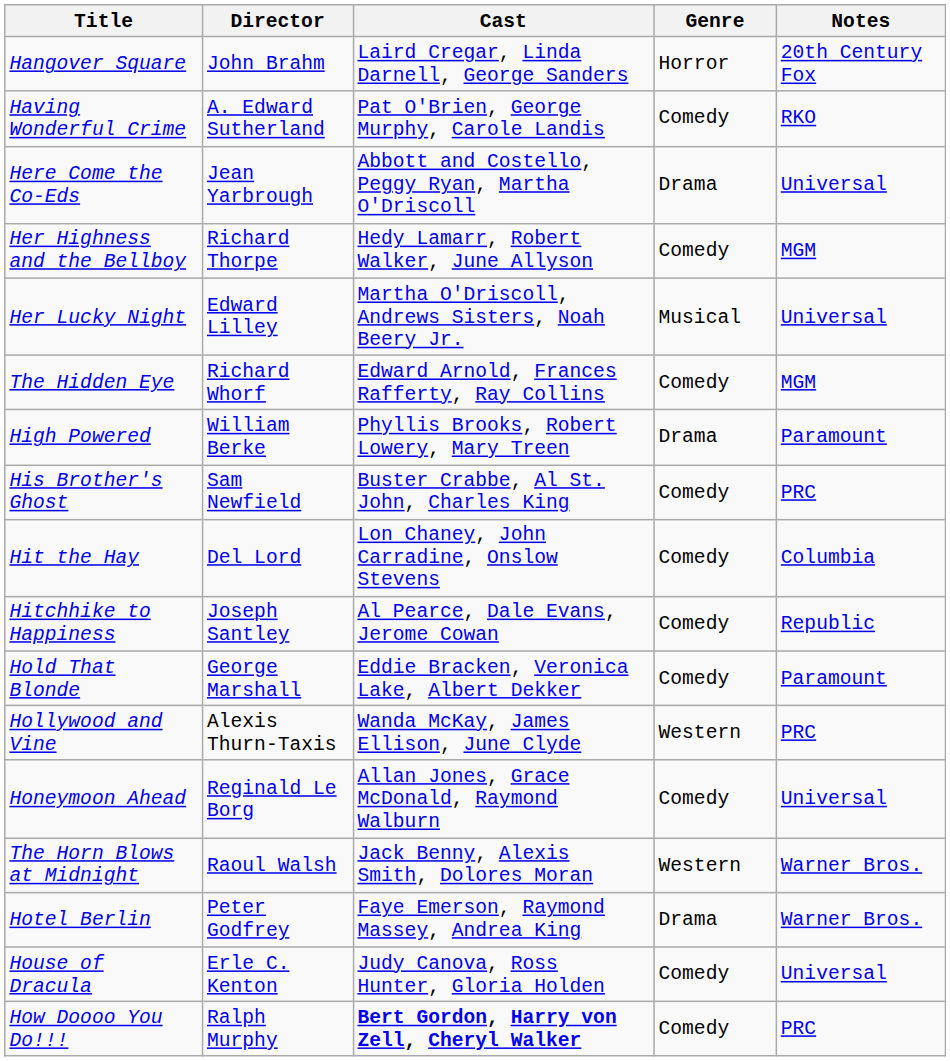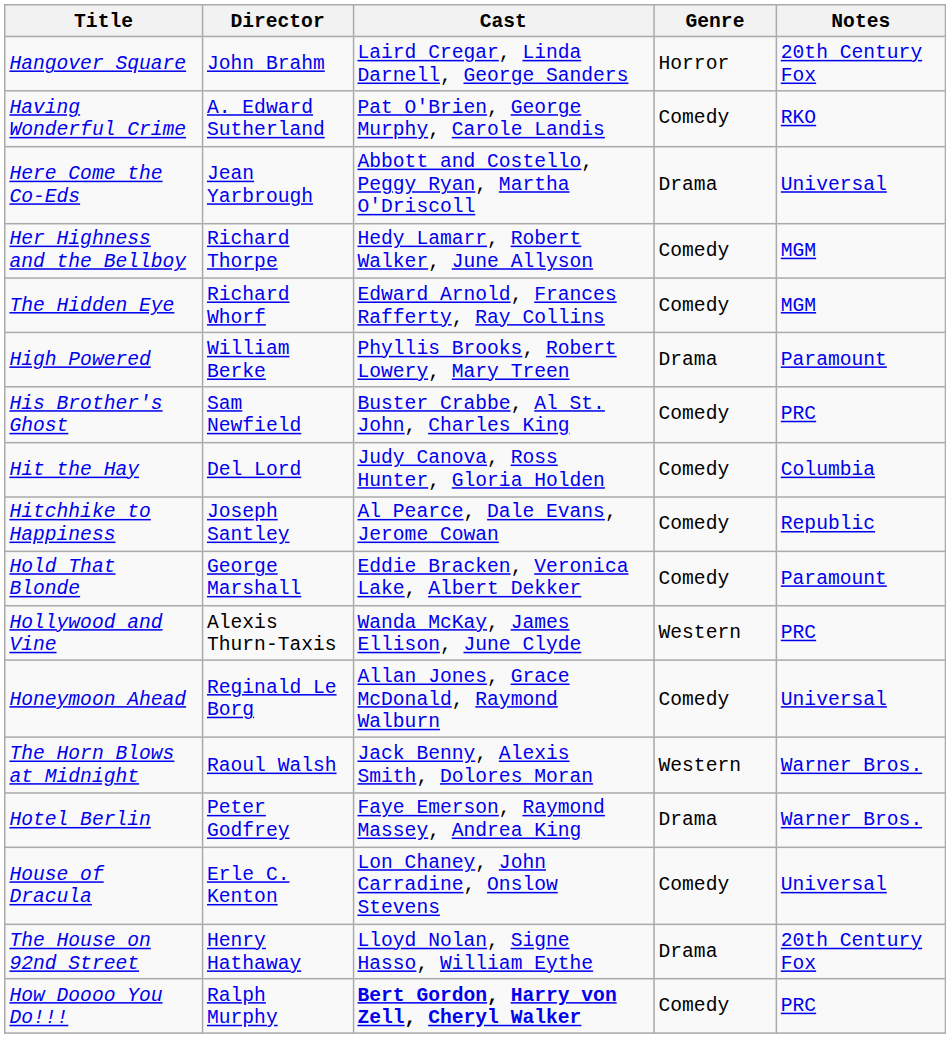- row: (98, 317)
(458, 558) Lon Chaney, John Carradine, Onslow Stevens -> (481, 469) Judy Canova, Ross Hunter, Gloria Holden
(481, 974) Judy Canova, Ross Hunter, Gloria Holden -> (458, 886) Lon Chaney, John Carradine, Onslow Stevens
+ row: (80, 952)
